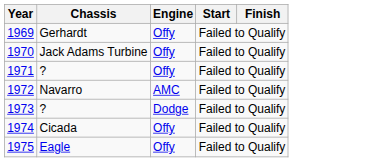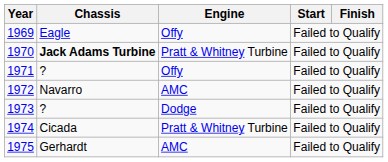(63, 33) Gerhardt -> (55, 33) Eagle
(93, 52) normal -> (97, 52) bold
(164, 52) Offy -> (224, 52) Pratt & Whitney Turbine
(164, 128) Offy -> (224, 128) Pratt & Whitney Turbine
(55, 147) Eagle -> (63, 147) Gerhardt
(164, 147) Offy -> (174, 147) AMC
